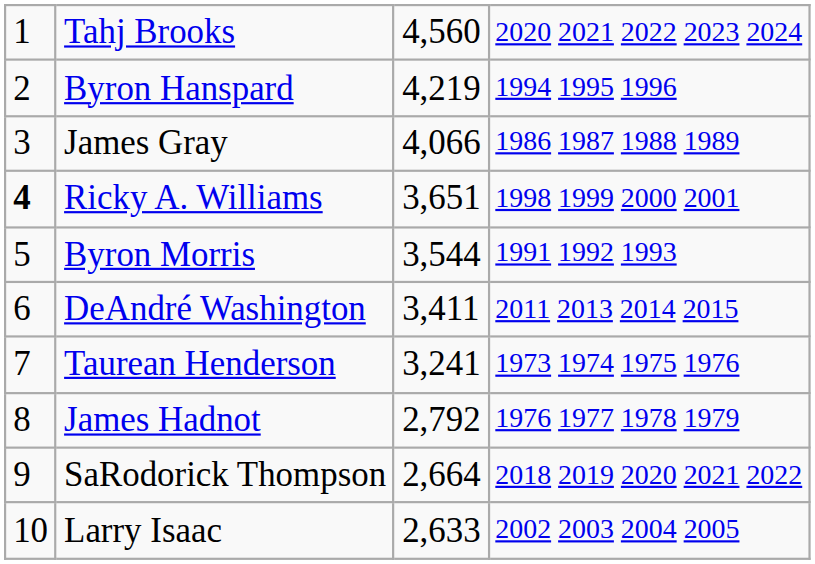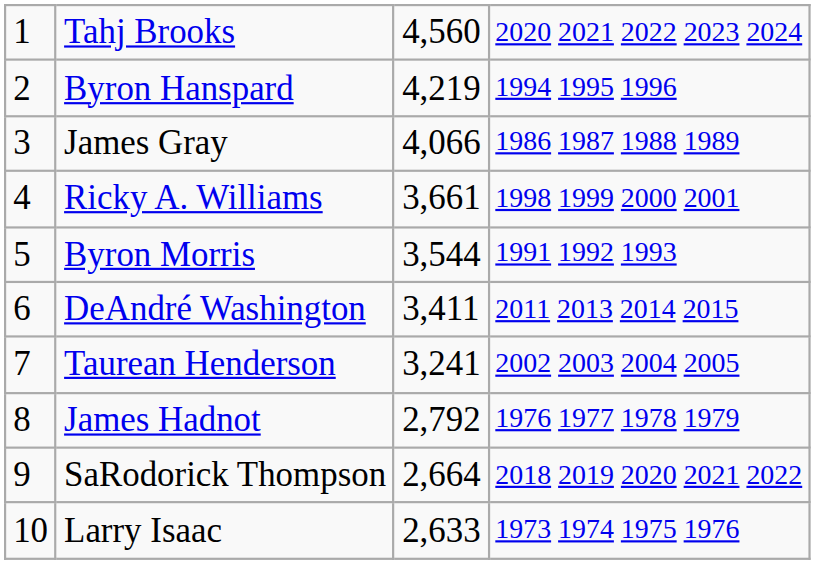(22, 198) bold -> (22, 198) normal
(441, 198) 3,651 -> (441, 198) 3,661
(617, 364) 1973 1974 1975 1976 -> (617, 364) 2002 2003 2004 2005
(617, 530) 2002 2003 2004 2005 -> (617, 530) 1973 1974 1975 1976
